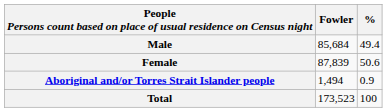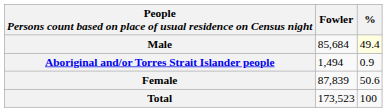(370, 44) no background -> (370, 44) lightyellow background
rows swapped: (160, 62) <-> (160, 80)
